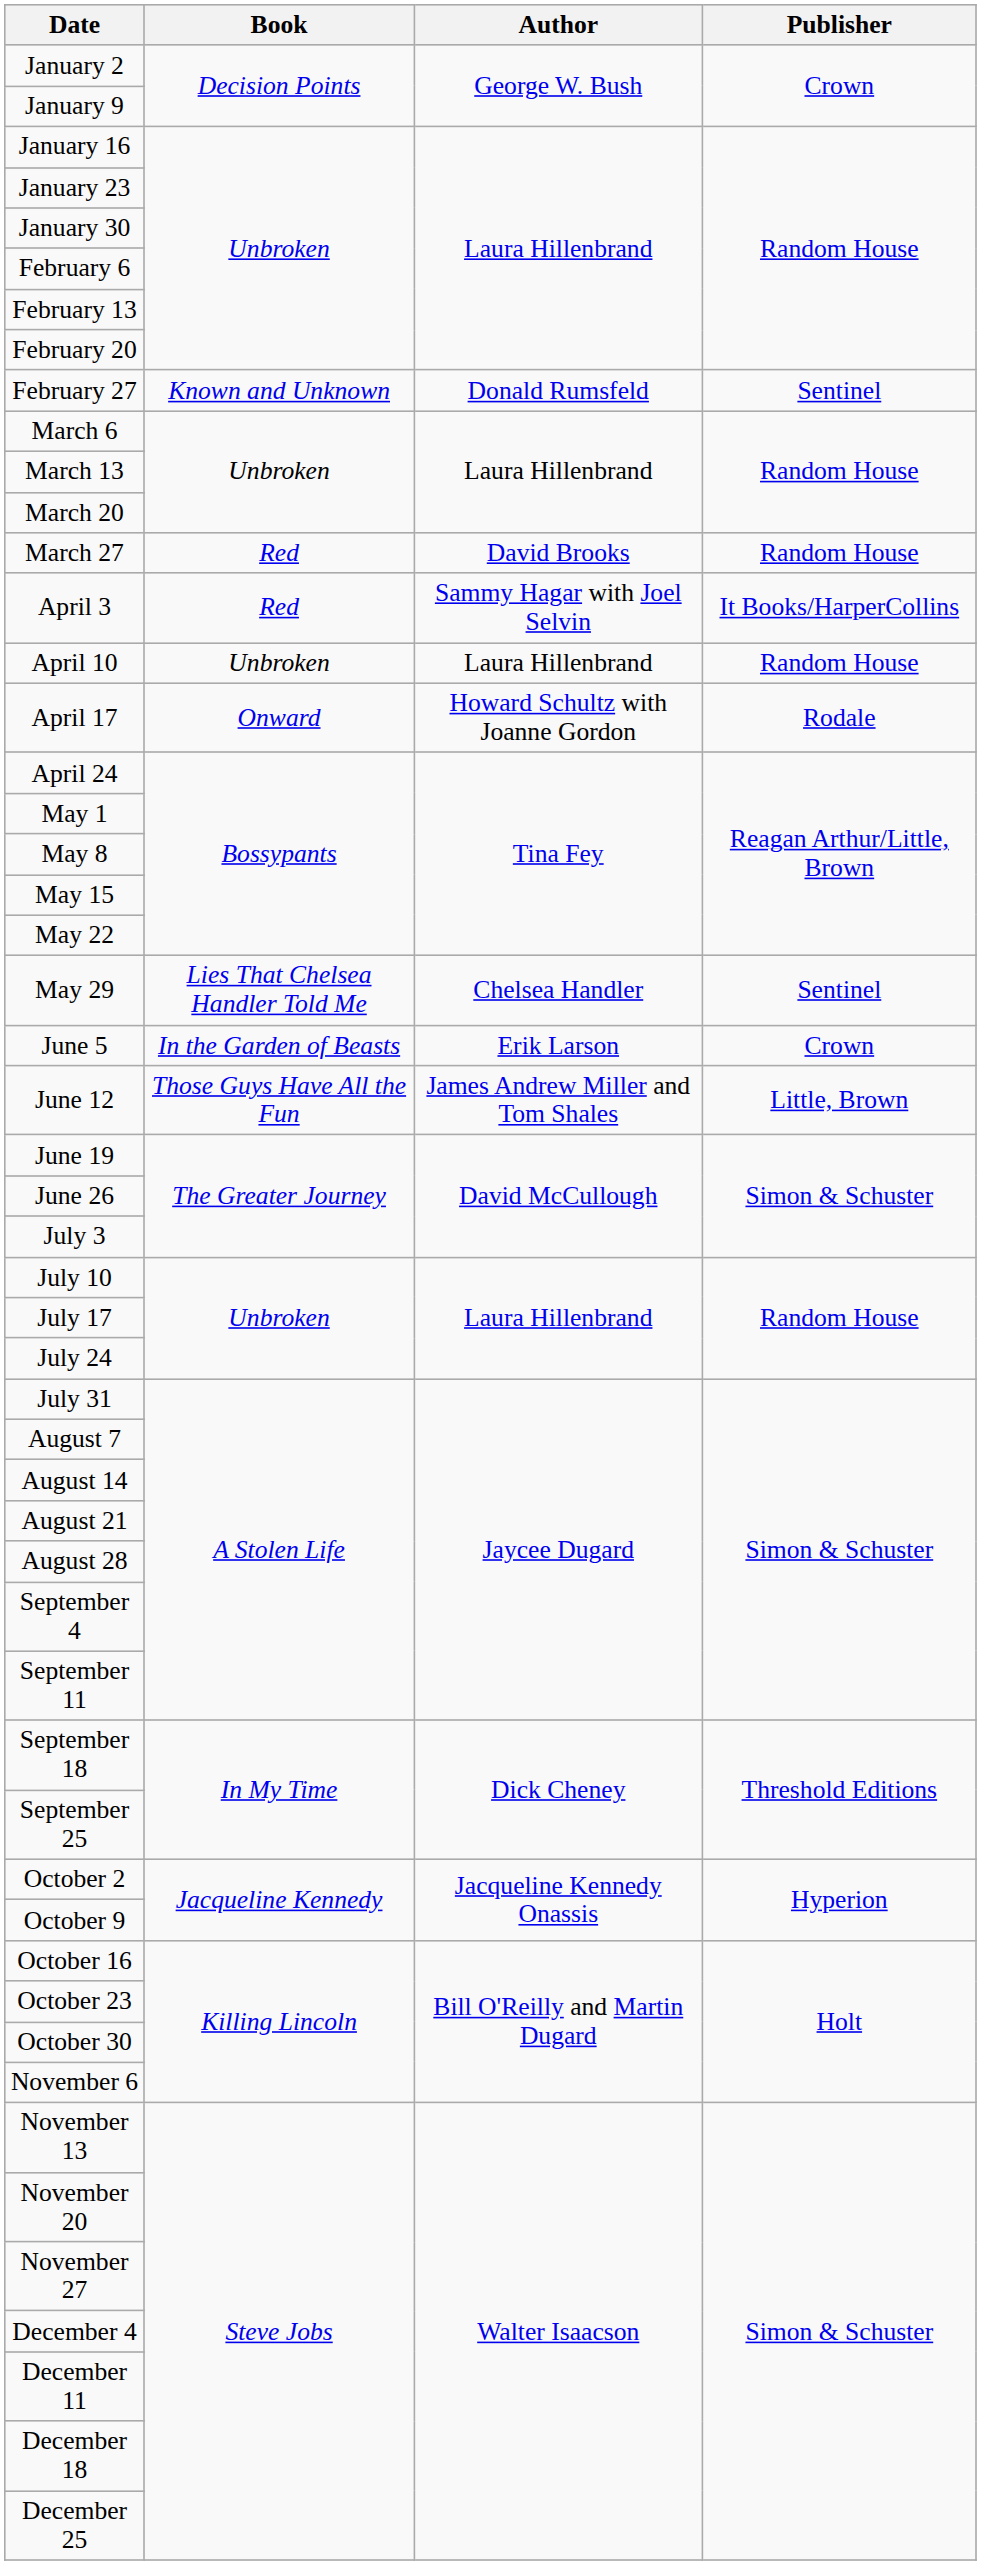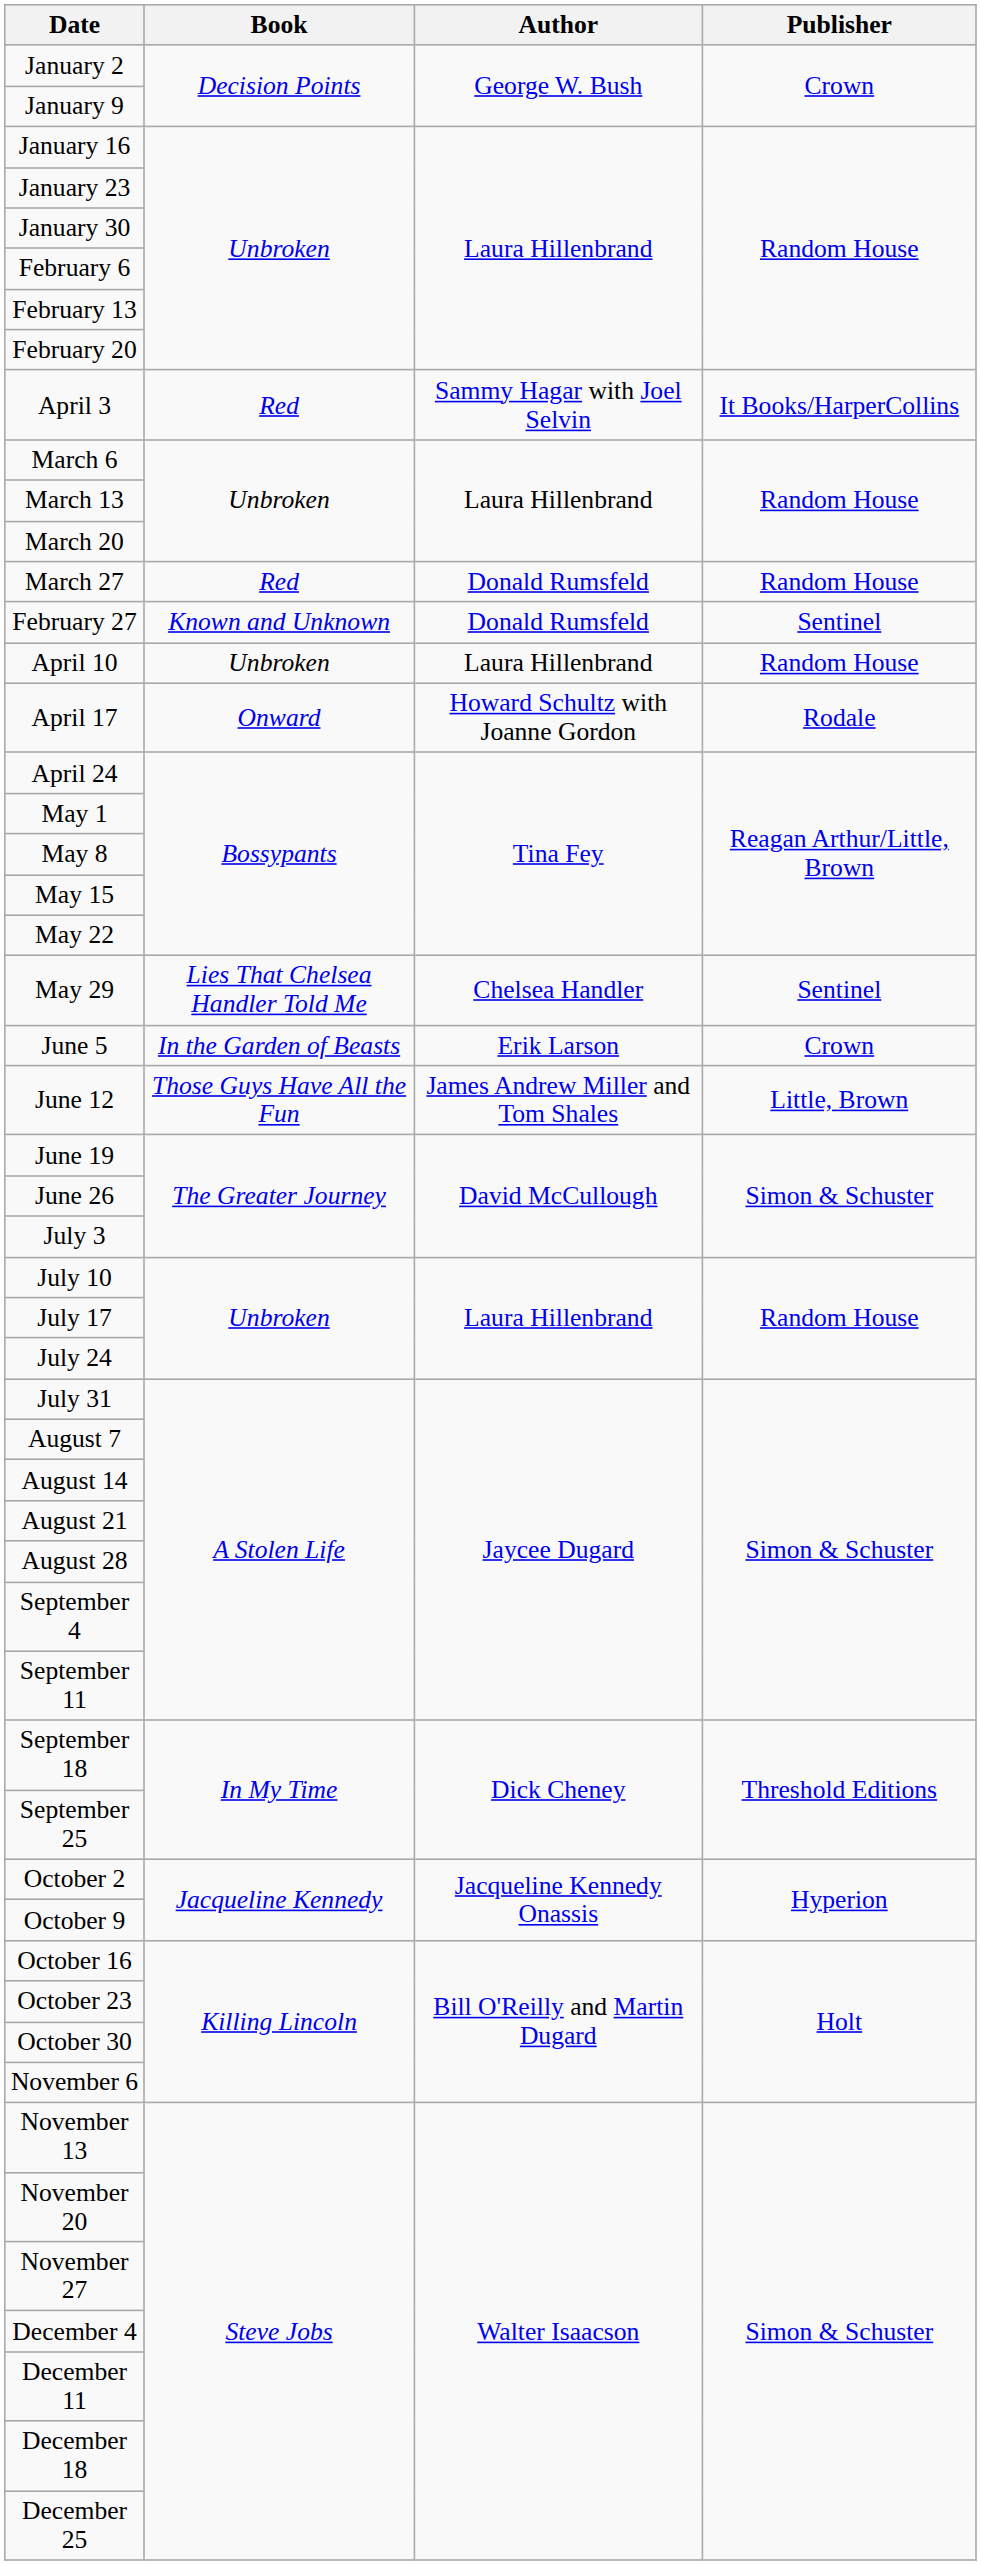rows swapped: (75, 390) <-> (74, 607)
(558, 552) David Brooks -> (558, 581) Donald Rumsfeld
